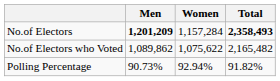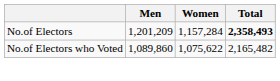(150, 31) bold -> (150, 31) normal
(150, 48) 1,089,862 -> (150, 48) 1,089,860
- row: (49, 66)
